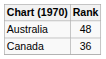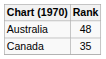(86, 46) 36 -> (86, 46) 35
